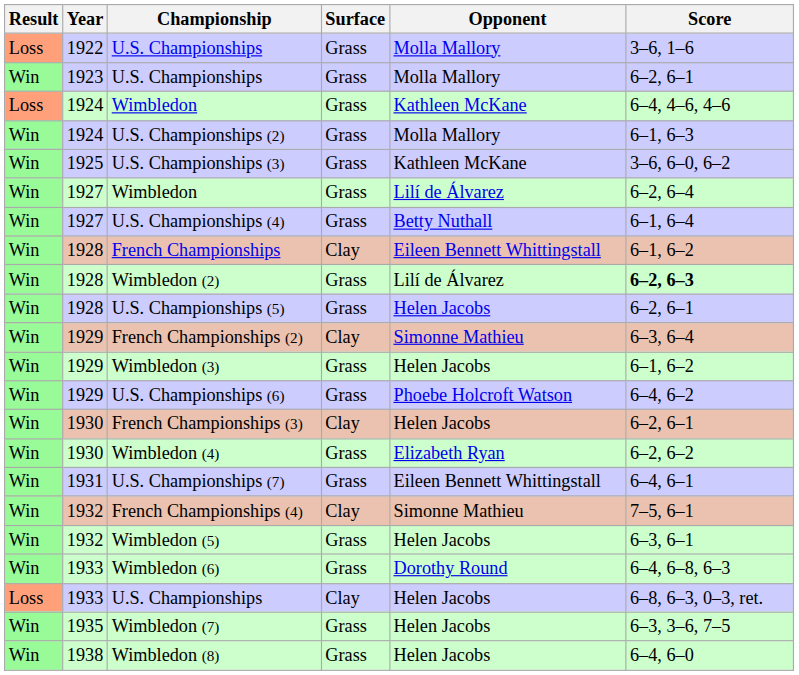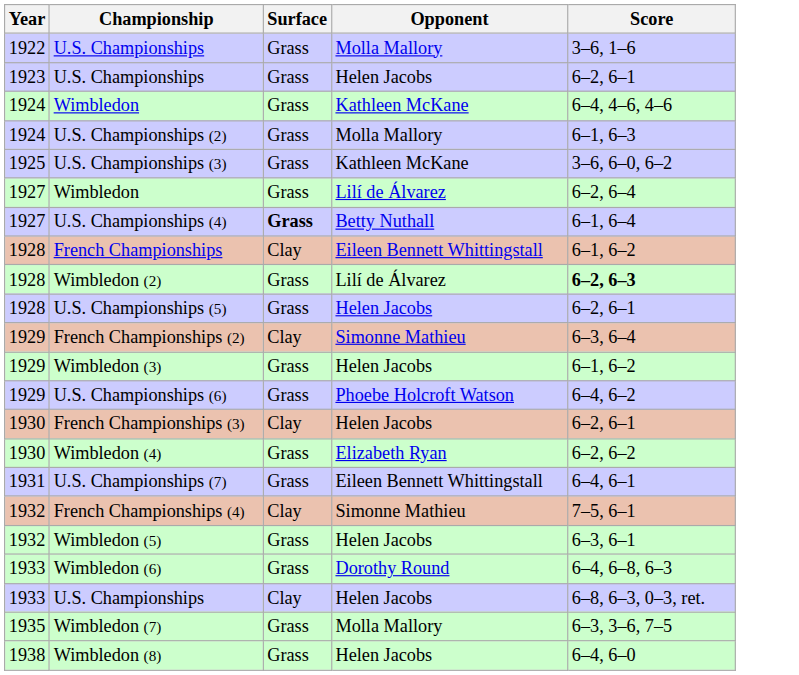- column: (34, 18)
(447, 76) Molla Mallory -> (384, 76) Helen Jacobs
(346, 221) normal -> (290, 221) bold
(442, 626) Helen Jacobs -> (389, 626) Molla Mallory
